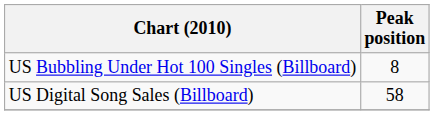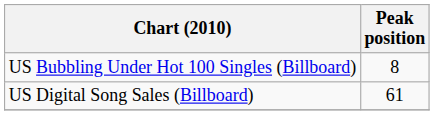(395, 95) 58 -> (395, 95) 61
